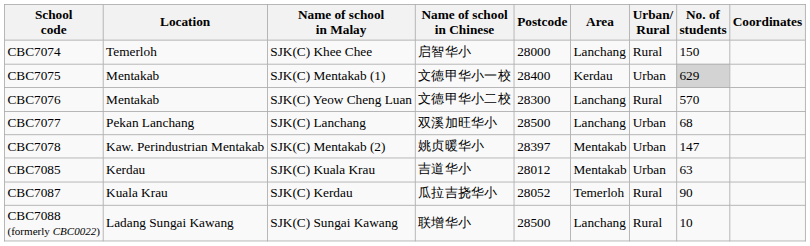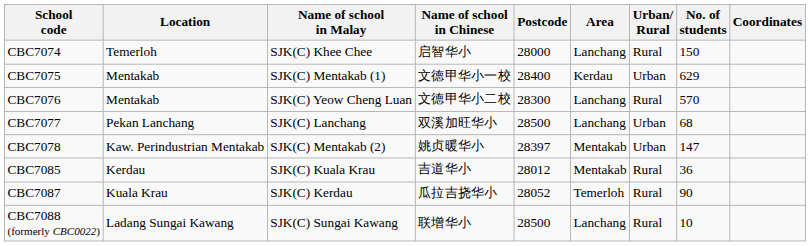(689, 75) lightgrey background -> (689, 75) no background
(649, 170) Urban -> (647, 170) Rural
(686, 170) 63 -> (686, 170) 36
